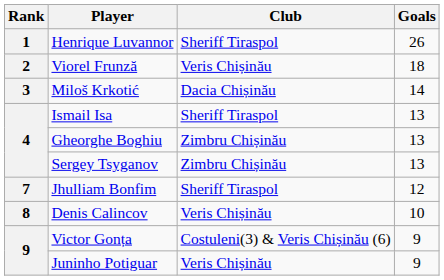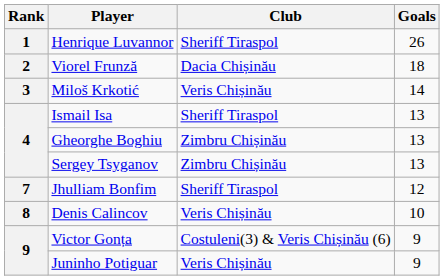(226, 66) Veris Chișinău -> (228, 66) Dacia Chișinău
(228, 90) Dacia Chișinău -> (226, 90) Veris Chișinău
